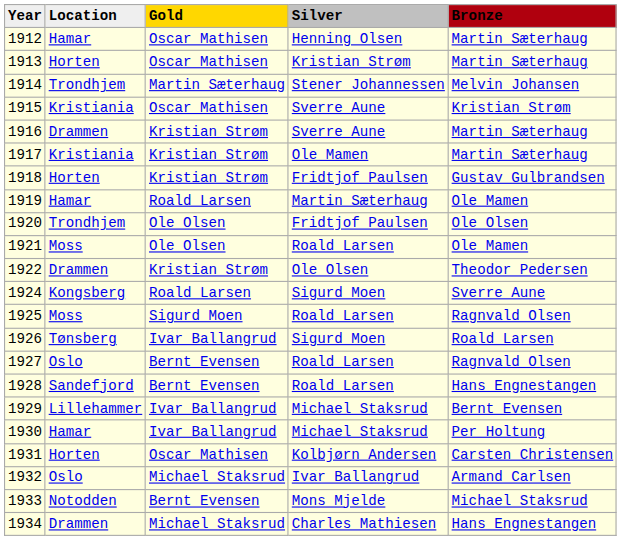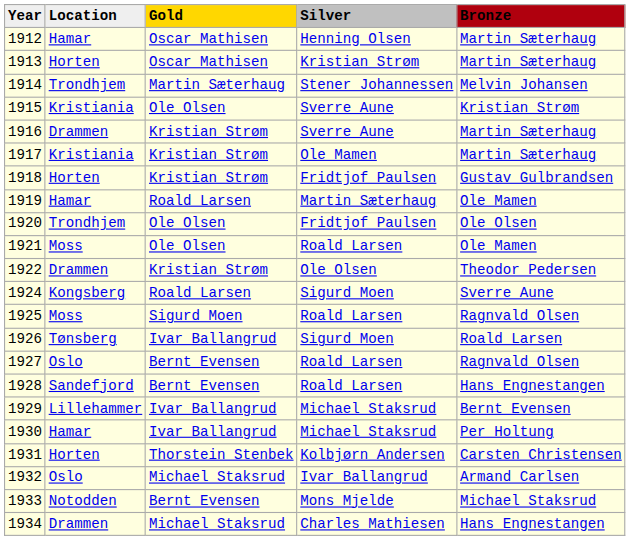(209, 108) Oscar Mathisen -> (187, 108) Ole Olsen
(209, 455) Oscar Mathisen -> (221, 455) Thorstein Stenbek
